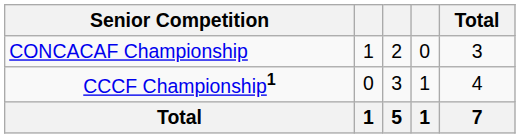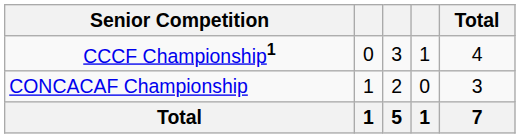rows swapped: (129, 51) <-> (180, 84)
